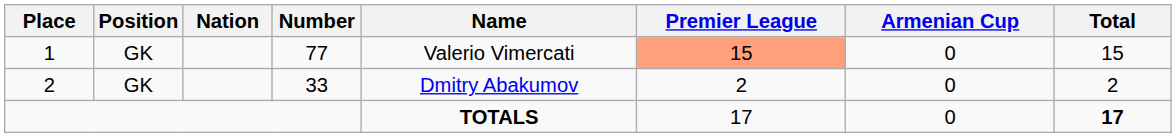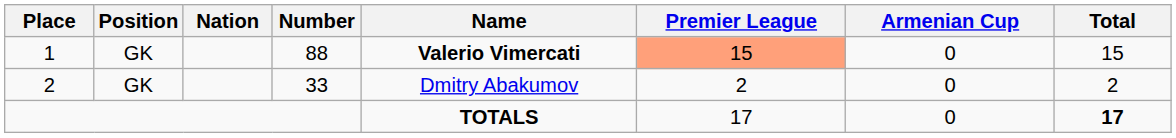(317, 53) 77 -> (317, 53) 88
(499, 53) normal -> (499, 53) bold
